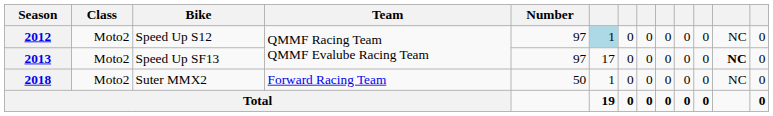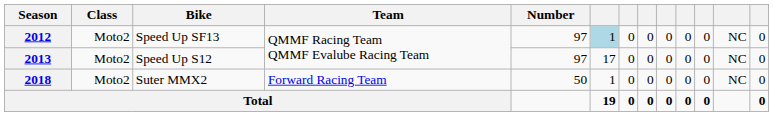(174, 36) Speed Up S12 -> (178, 36) Speed Up SF13
(177, 57) Speed Up SF13 -> (174, 57) Speed Up S12
(737, 57) bold -> (737, 57) normal
